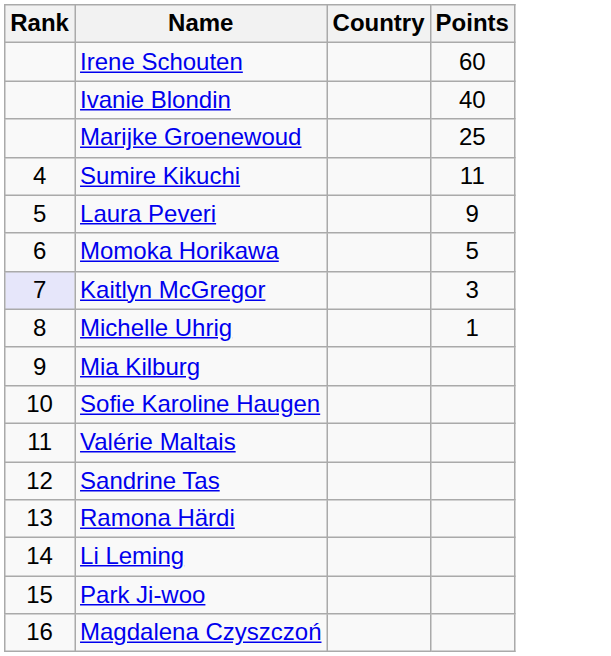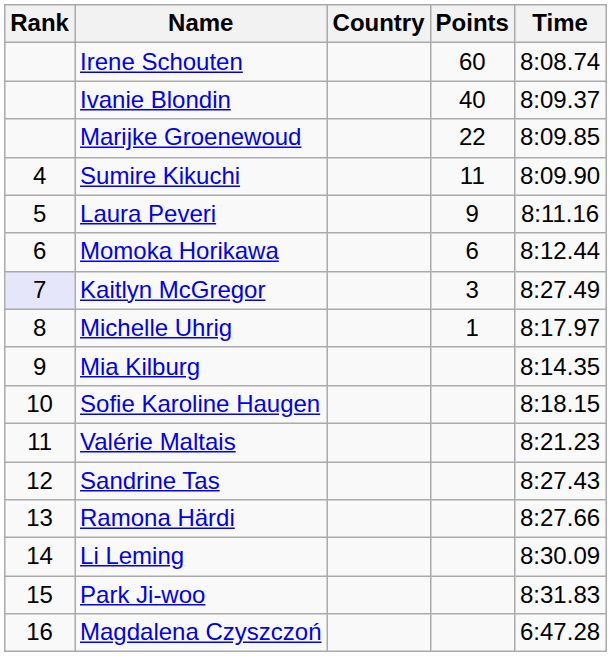+ column: (560, 23)
(472, 137) 25 -> (472, 137) 22
(472, 251) 5 -> (472, 251) 6
